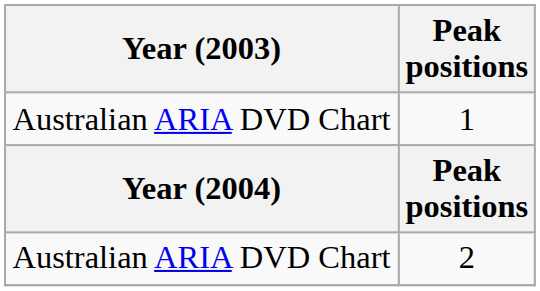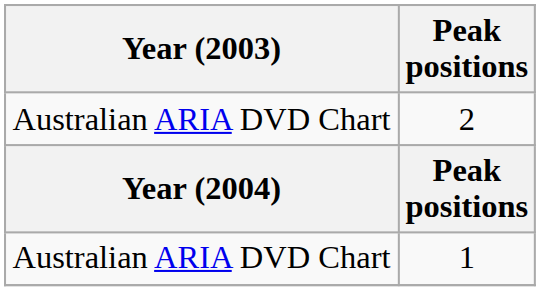rows swapped: (467, 118) <-> (467, 257)
